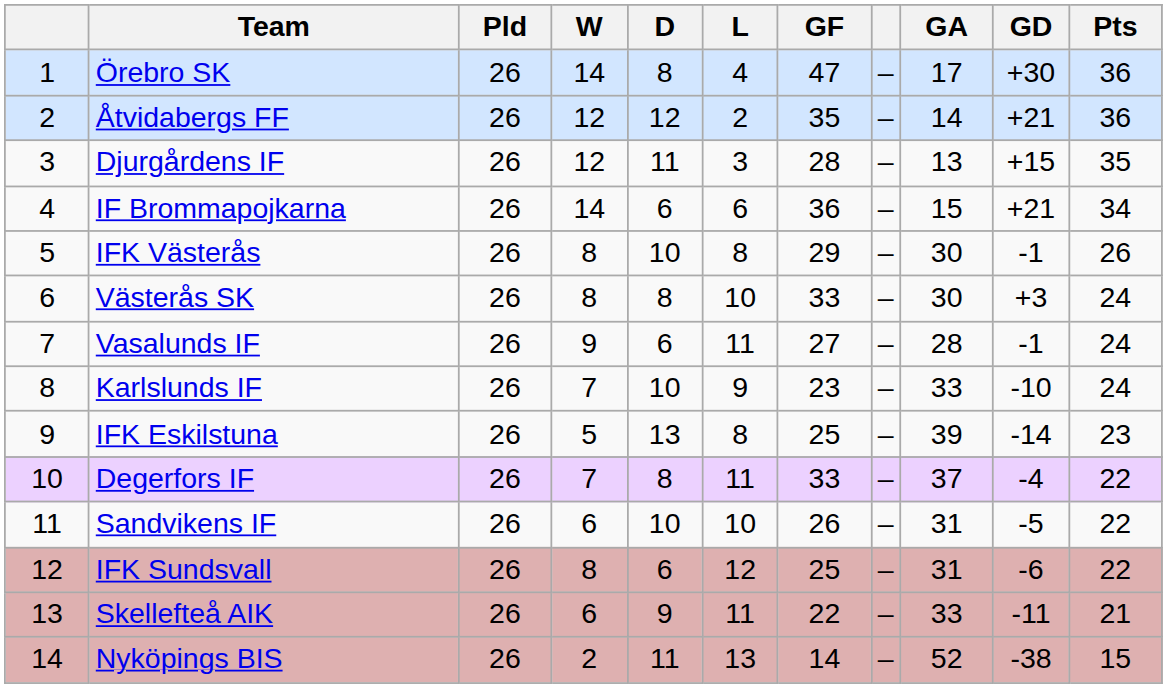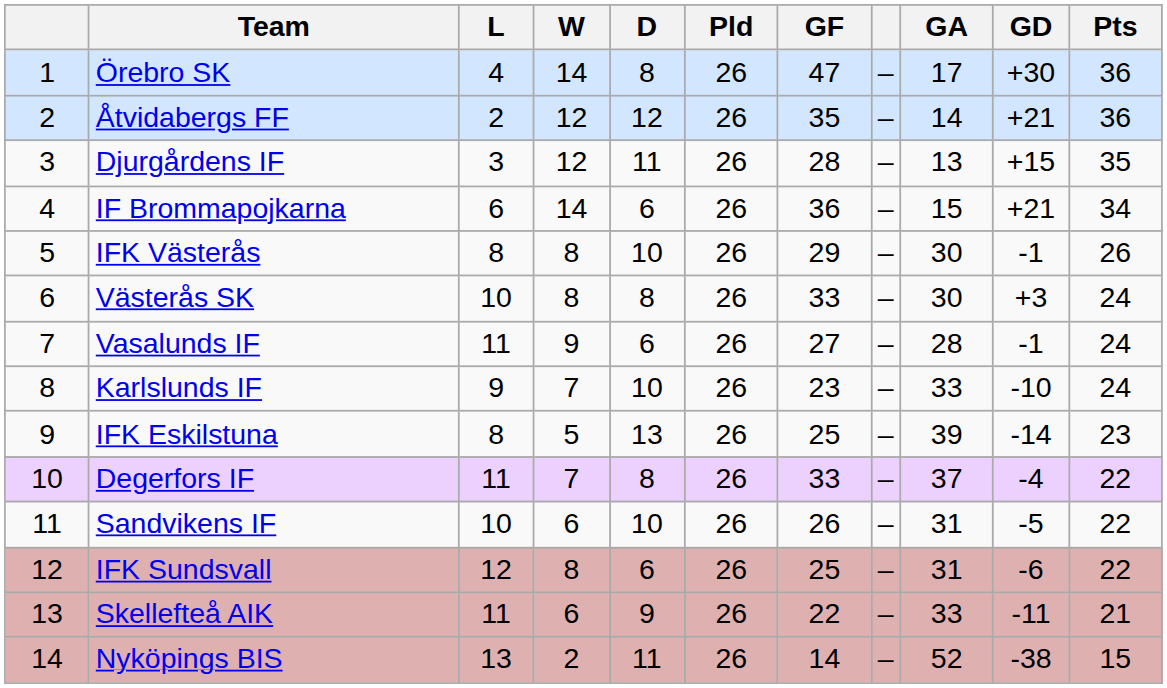columns swapped: (505, 27) <-> (740, 27)
